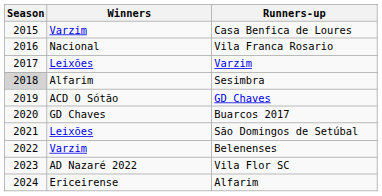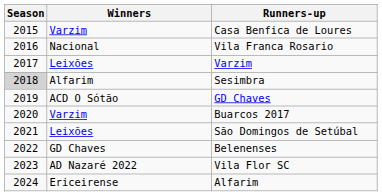(78, 115) GD Chaves -> (68, 115) Varzim
(68, 148) Varzim -> (78, 148) GD Chaves
